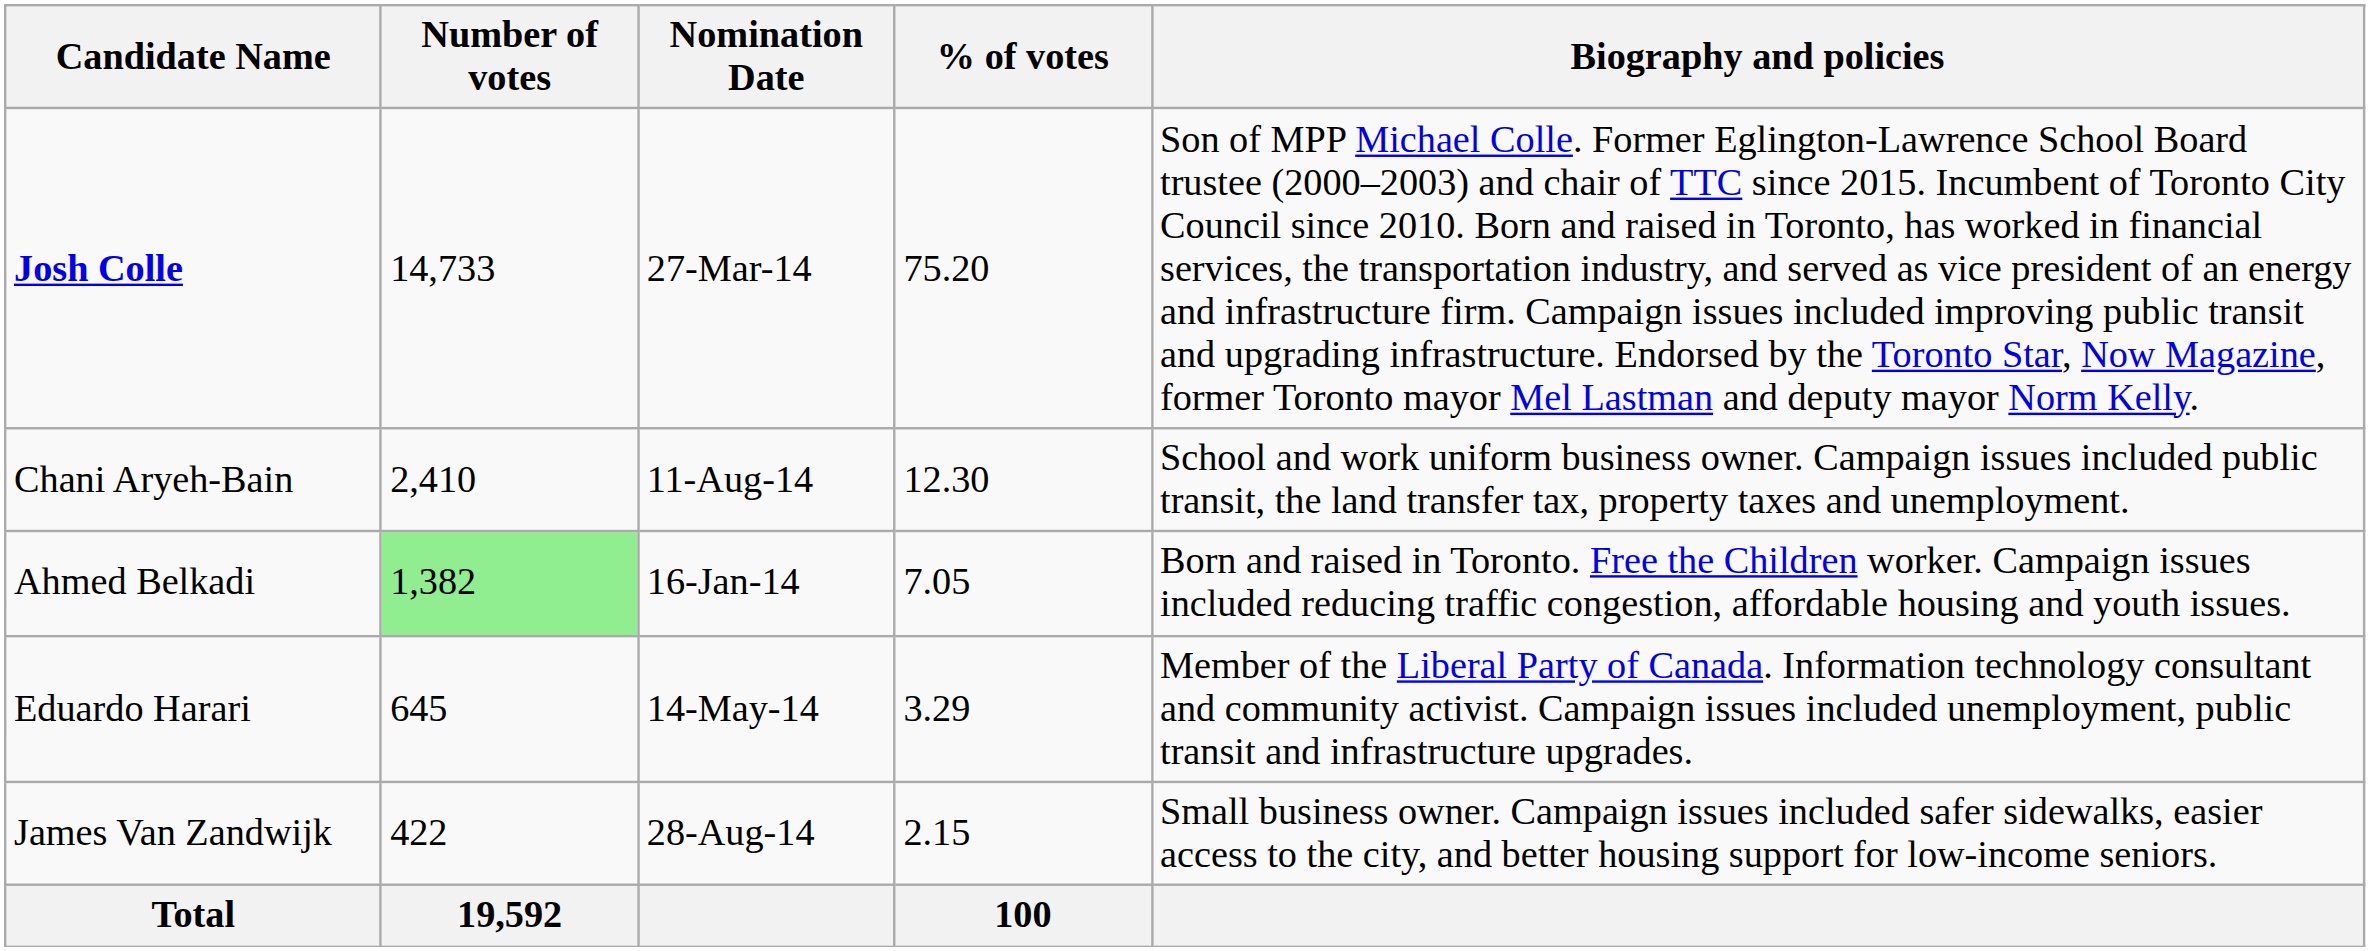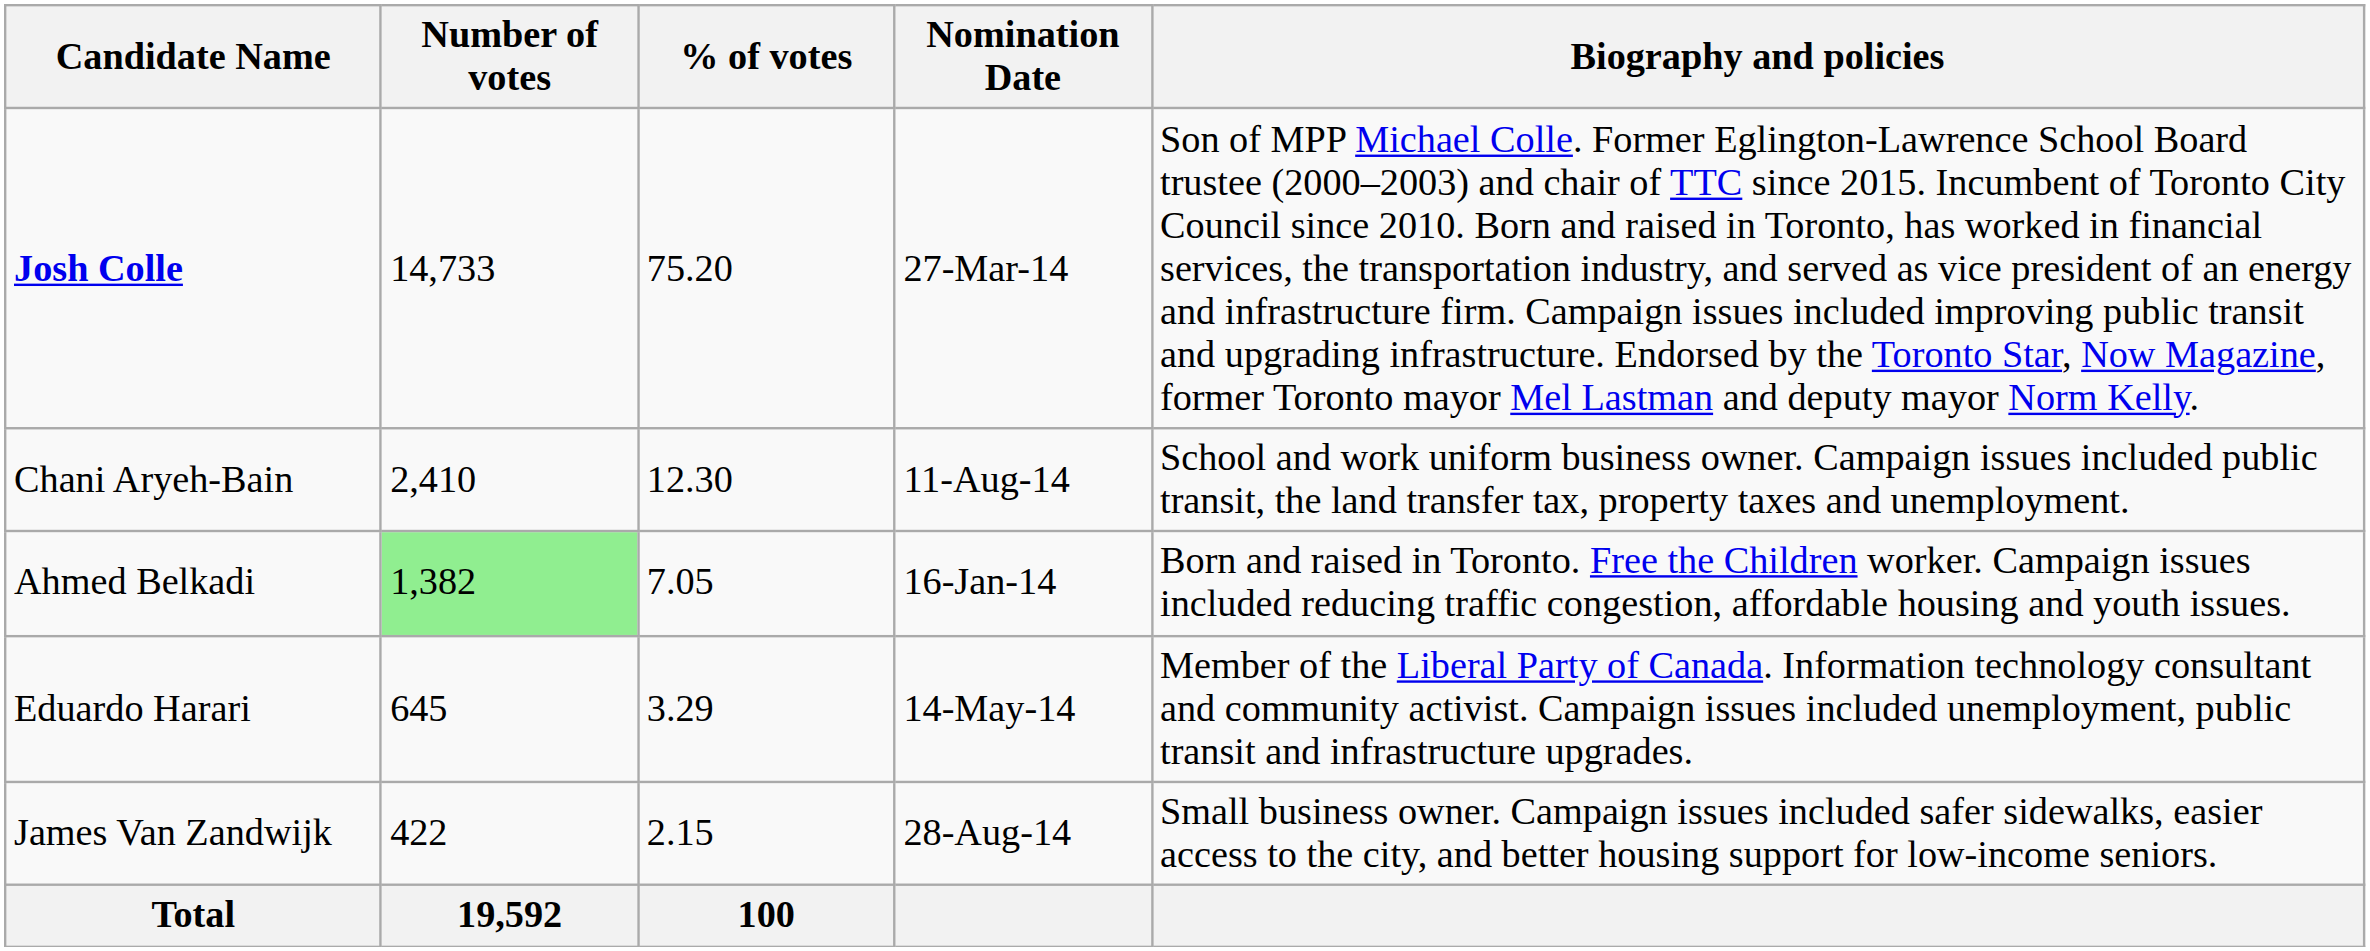columns swapped: (1023, 56) <-> (766, 56)
